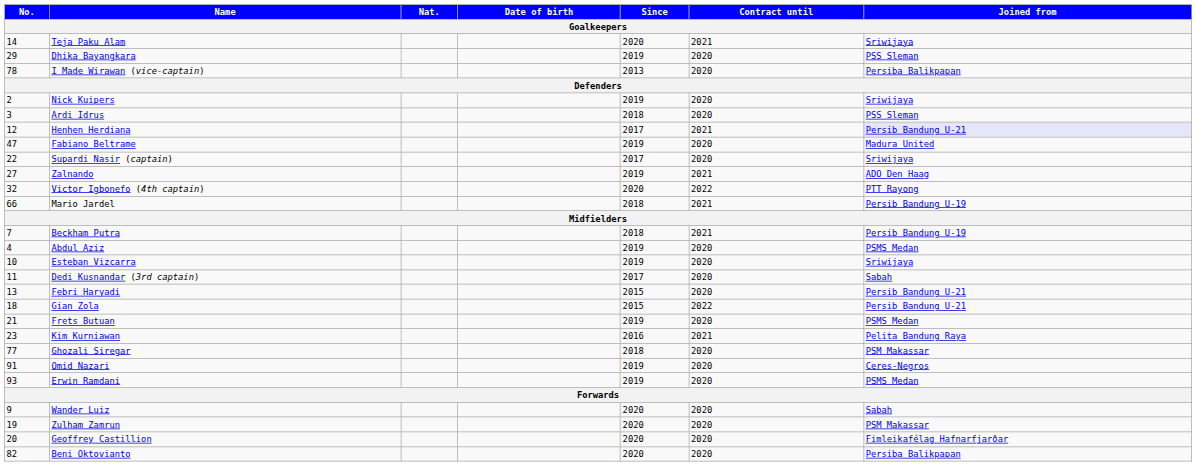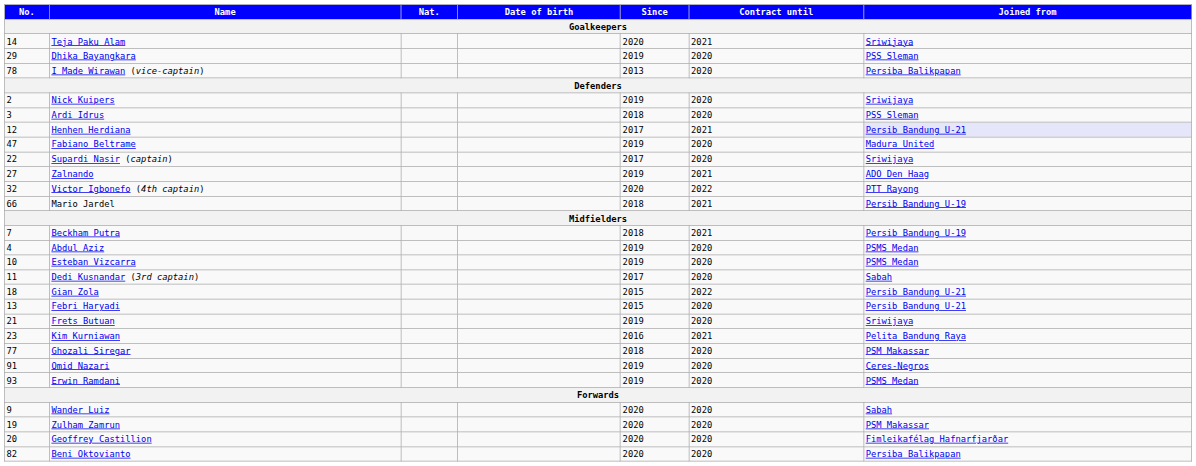(889, 262) Sriwijaya -> (892, 262) PSMS Medan
rows swapped: (86, 292) <-> (75, 306)
(892, 321) PSMS Medan -> (889, 321) Sriwijaya
